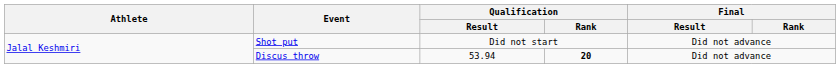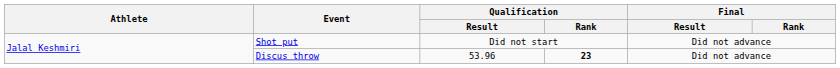(482, 56) 53.94 -> (482, 56) 53.96
(586, 56) 20 -> (586, 56) 23
